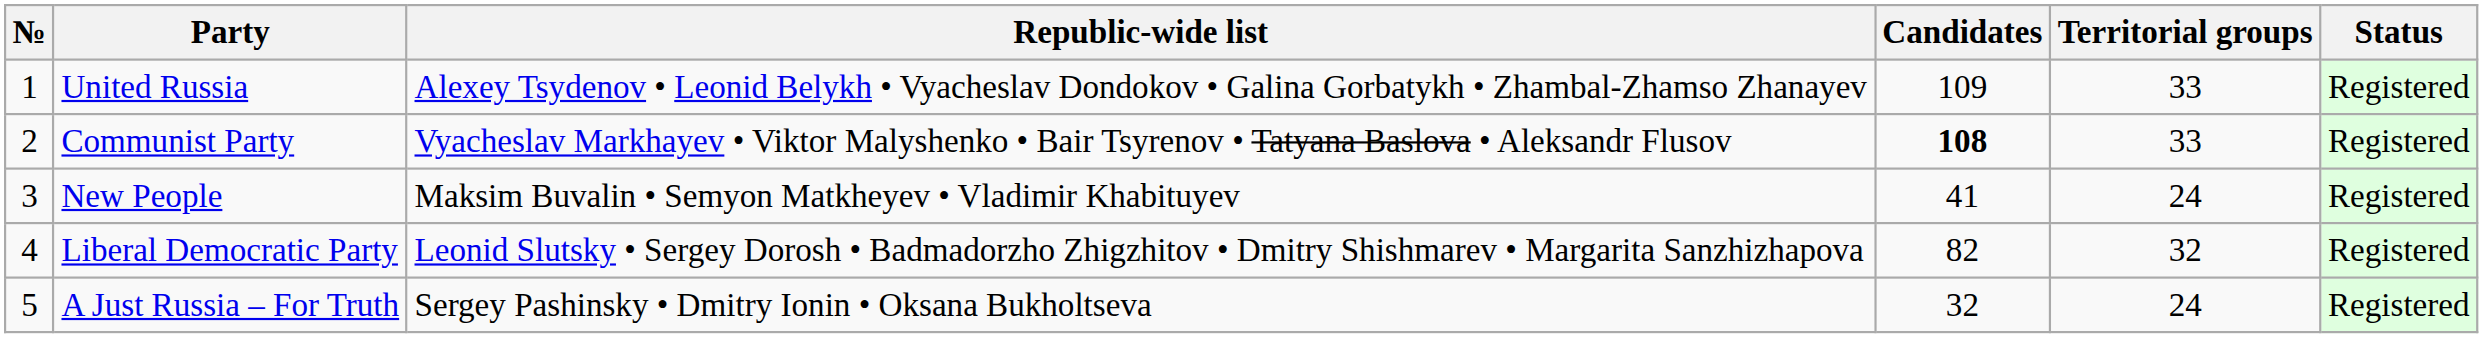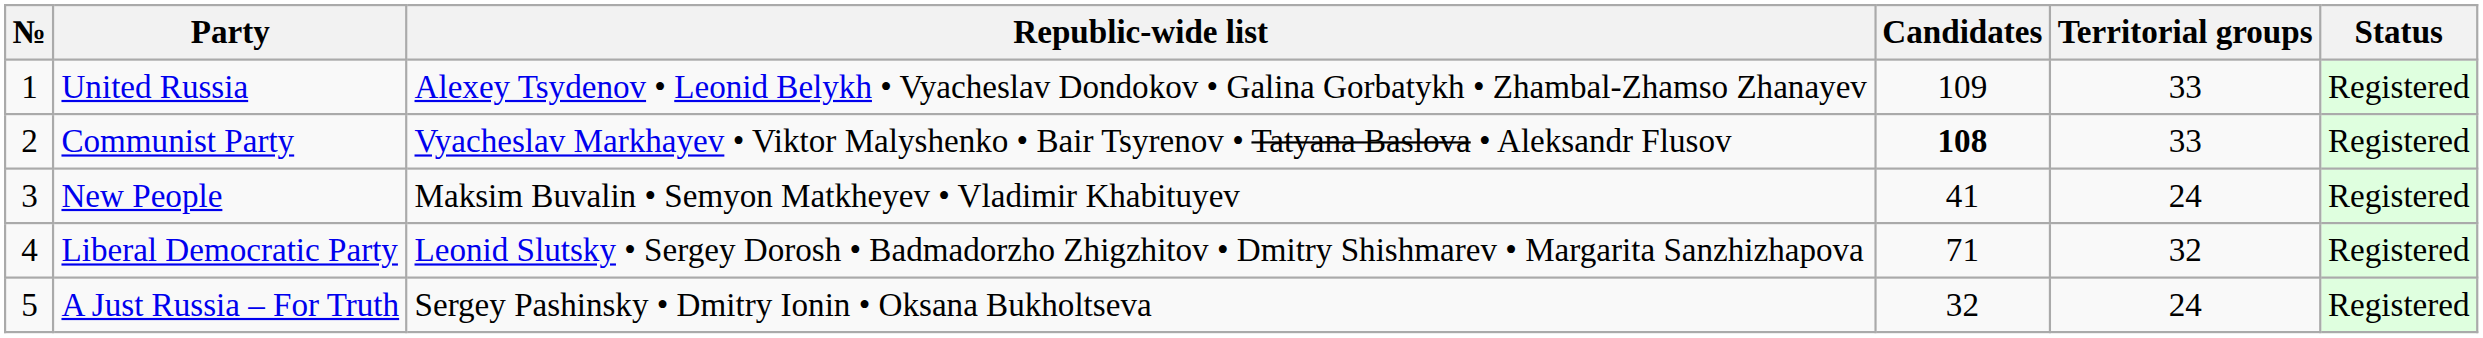(1962, 250) 82 -> (1962, 250) 71
